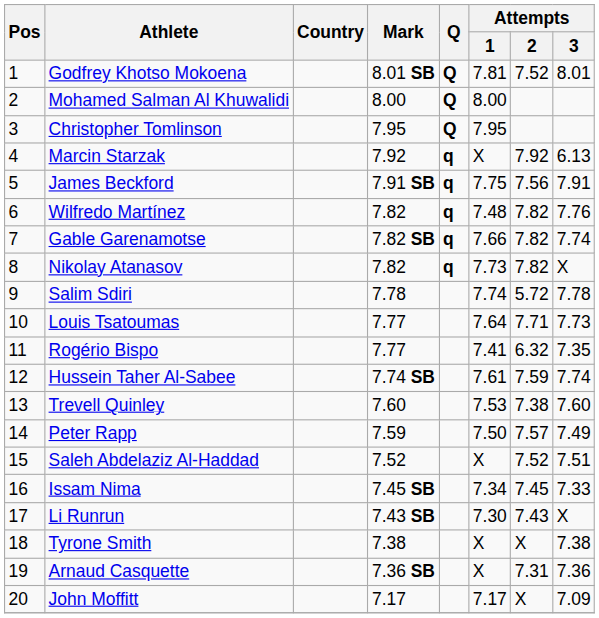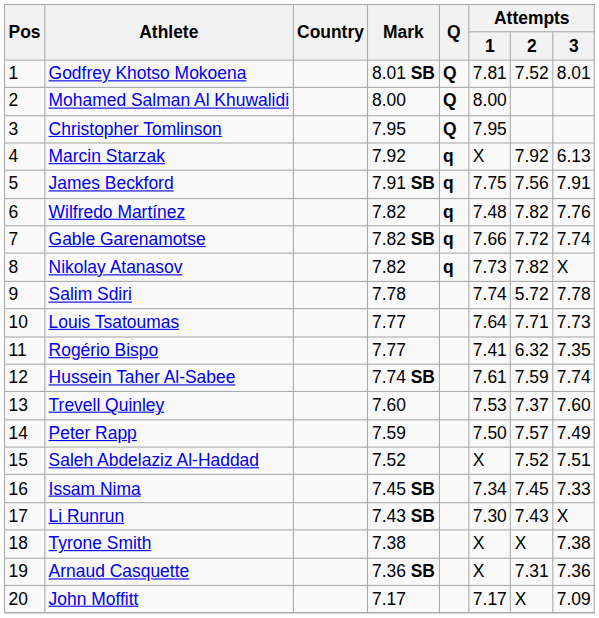(532, 239) 7.82 -> (532, 239) 7.72
(532, 405) 7.38 -> (532, 405) 7.37
